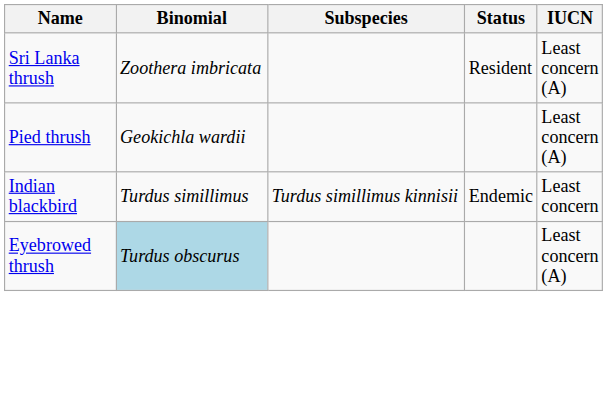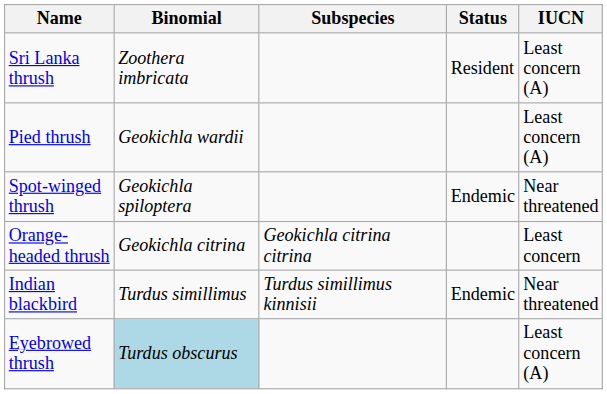+ row: (55, 196)
+ row: (59, 245)
(570, 196) Least concern -> (561, 294) Near threatened
